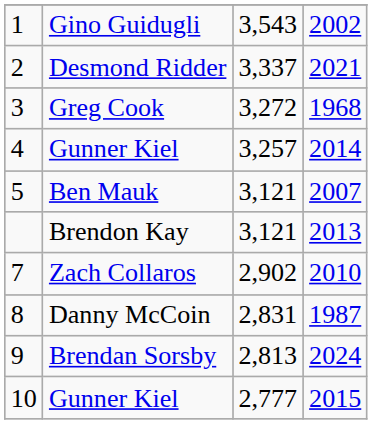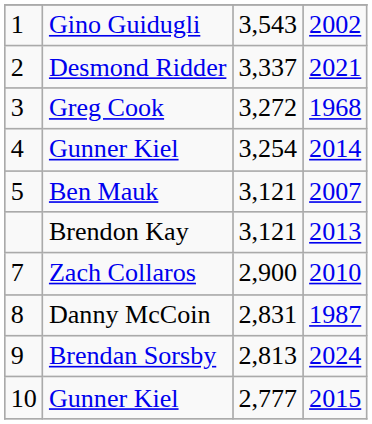(268, 149) 3,257 -> (268, 149) 3,254
(268, 273) 2,902 -> (268, 273) 2,900
